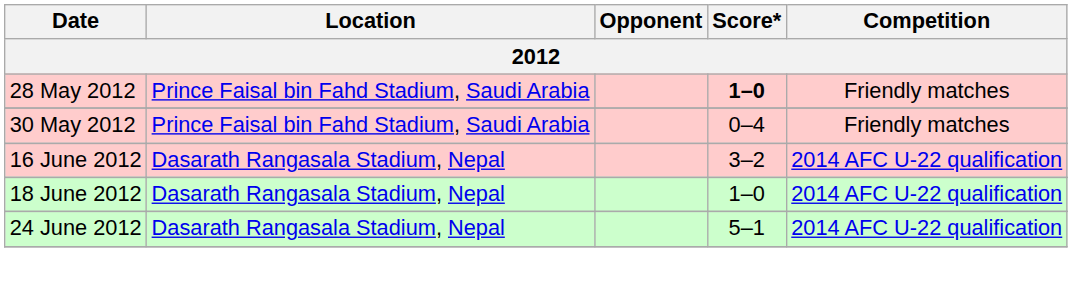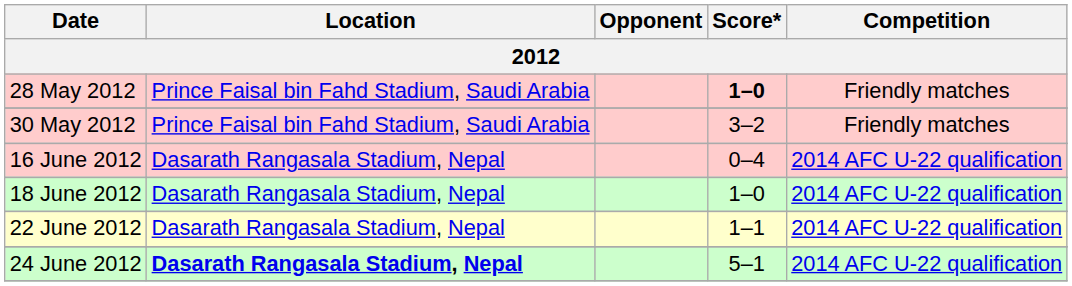(747, 125) 0–4 -> (747, 125) 3–2
(747, 159) 3–2 -> (747, 159) 0–4
+ row: (76, 228)
(328, 228) normal -> (337, 263) bold
